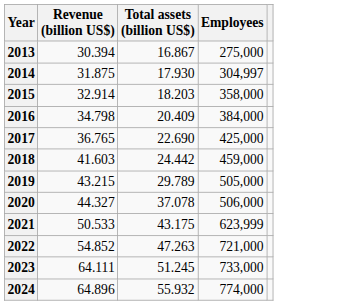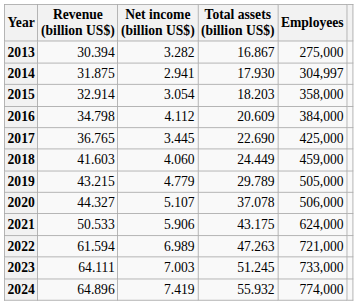+ column: (158, 22)
(176, 116) 20.409 -> (256, 116) 20.609
(176, 159) 24.442 -> (256, 159) 24.449
(242, 224) 623,999 -> (322, 224) 624,000
(96, 246) 54.852 -> (96, 246) 61.594
